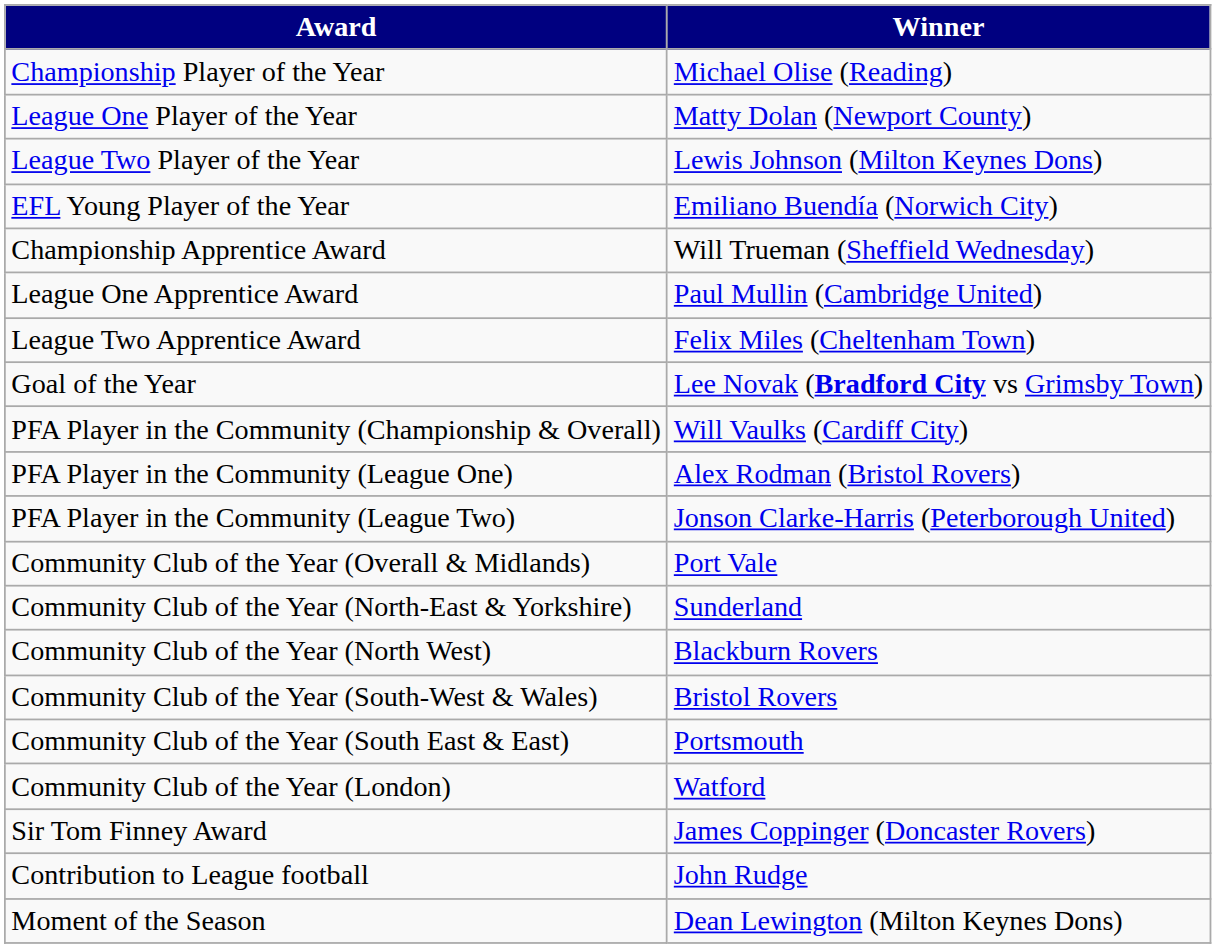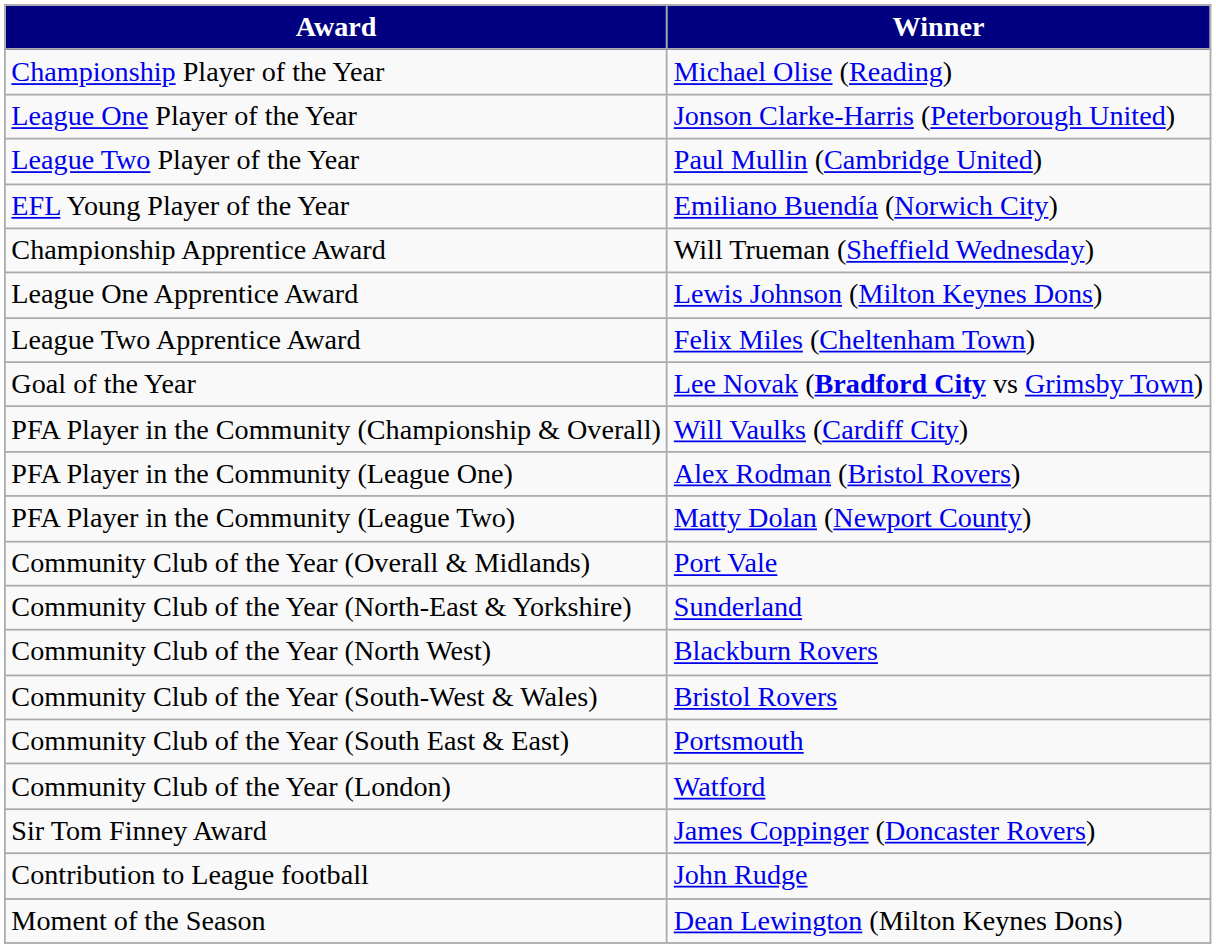(853, 116) Matty Dolan (Newport County) -> (924, 116) Jonson Clarke-Harris (Peterborough United)
(888, 160) Lewis Johnson (Milton Keynes Dons) -> (858, 160) Paul Mullin (Cambridge United)
(858, 294) Paul Mullin (Cambridge United) -> (888, 294) Lewis Johnson (Milton Keynes Dons)
(924, 518) Jonson Clarke-Harris (Peterborough United) -> (853, 518) Matty Dolan (Newport County)
